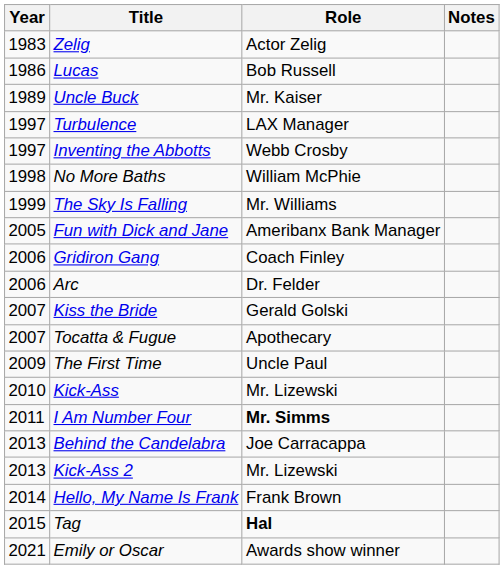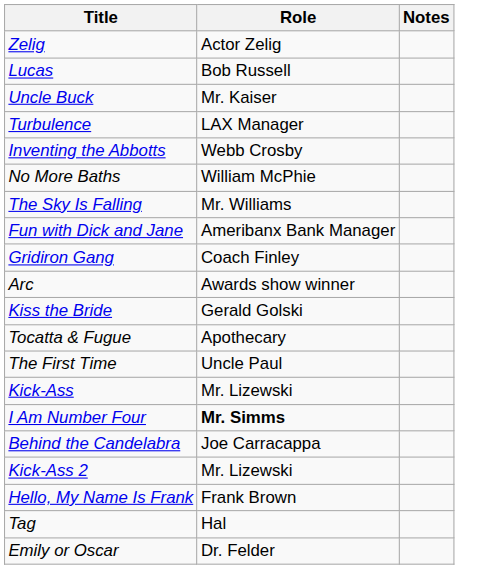- column: (27, 17)
(283, 284) Dr. Felder -> (278, 284) Awards show winner
(259, 524) bold -> (214, 524) normal
(323, 550) Awards show winner -> (238, 550) Dr. Felder
